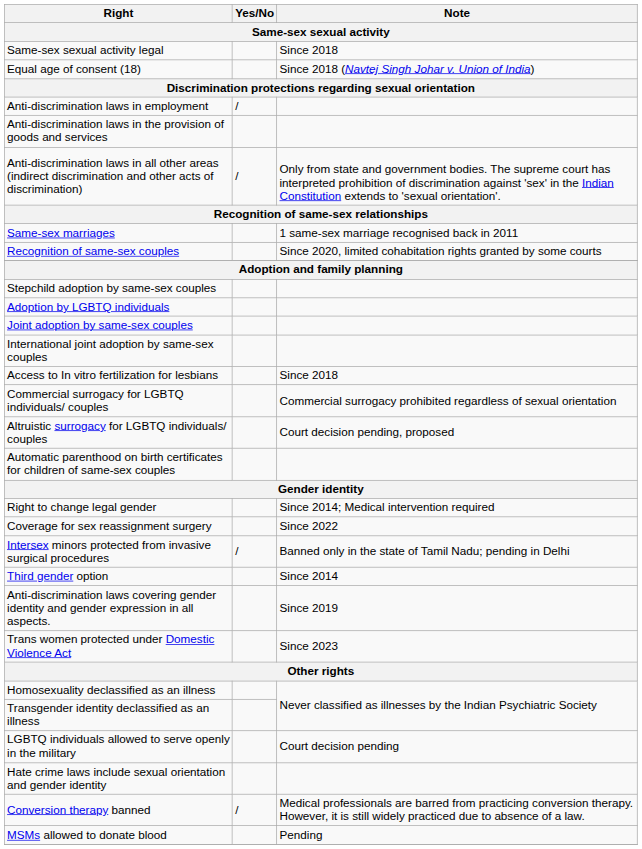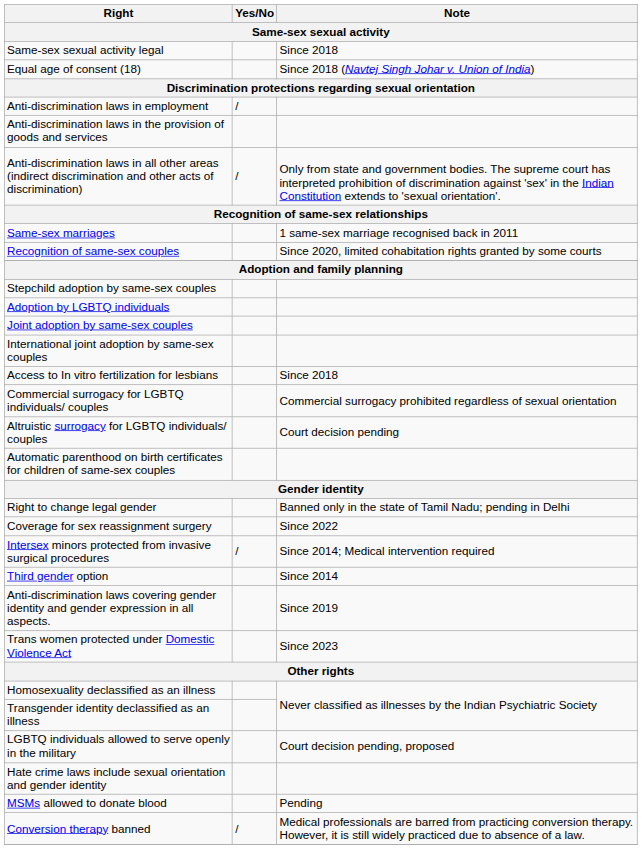(367, 432) Court decision pending, proposed -> (339, 432) Court decision pending
(387, 507) Since 2014; Medical intervention required -> (425, 507) Banned only in the state of Tamil Nadu; pending in Delhi
(425, 551) Banned only in the state of Tamil Nadu; pending in Delhi -> (387, 551) Since 2014; Medical intervention required
(339, 746) Court decision pending -> (367, 746) Court decision pending, proposed
rows swapped: (79, 810) <-> (87, 835)
